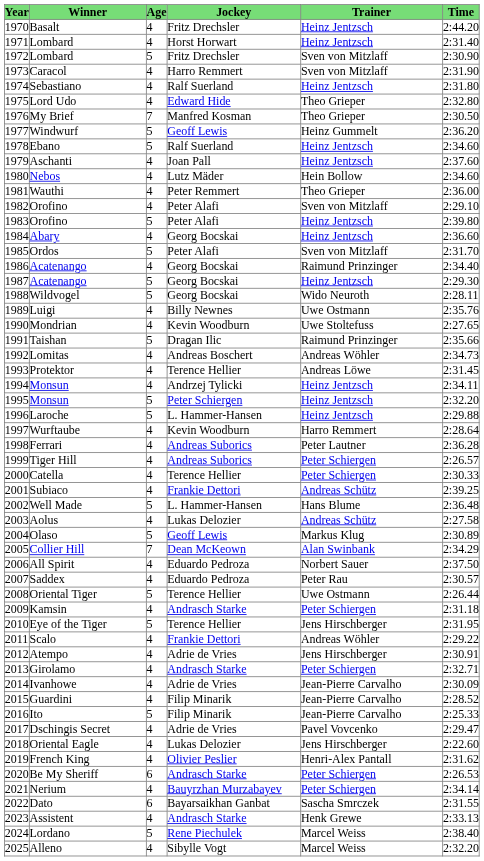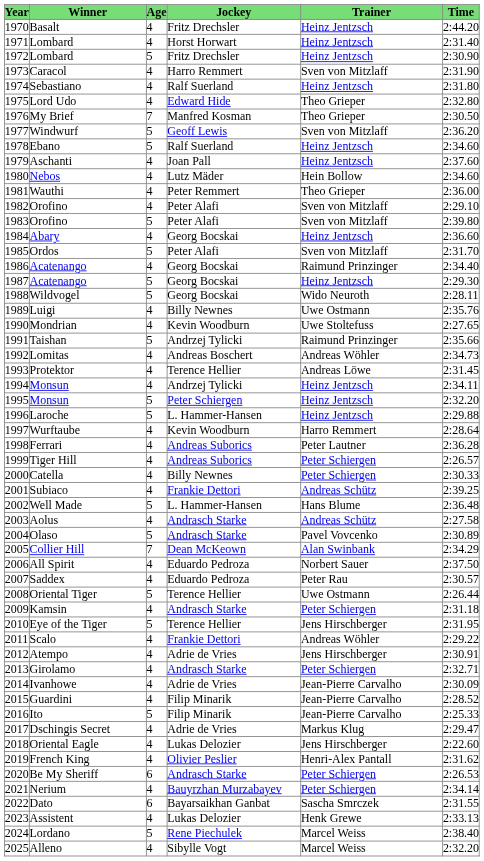(344, 56) Sven von Mitzlaff -> (337, 56) Heinz Jentzsch
(339, 131) Heinz Gummelt -> (344, 131) Sven von Mitzlaff
(337, 221) Heinz Jentzsch -> (344, 221) Sven von Mitzlaff
(194, 340) Dragan Ilic -> (205, 340) Andrzej Tylicki
(204, 475) Terence Hellier -> (200, 475) Billy Newnes
(204, 519) Lukas Delozier -> (207, 519) Andrasch Starke
(197, 534) Geoff Lewis -> (207, 534) Andrasch Starke
(333, 534) Markus Klug -> (339, 534) Pavel Vovcenko
(339, 729) Pavel Vovcenko -> (333, 729) Markus Klug
(207, 818) Andrasch Starke -> (204, 818) Lukas Delozier
